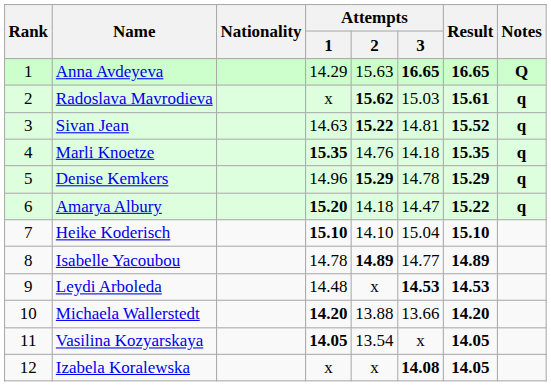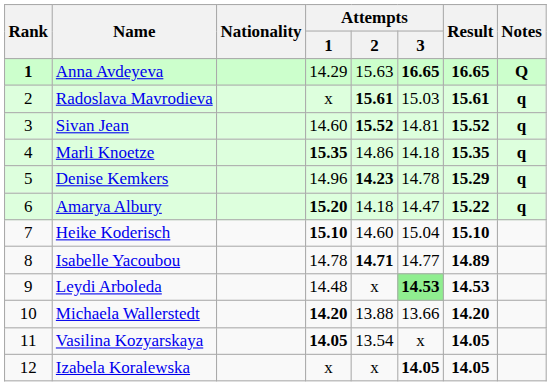(28, 71) normal -> (28, 71) bold
(374, 98) 15.62 -> (374, 98) 15.61
(328, 125) 14.63 -> (328, 125) 14.60
(374, 125) 15.22 -> (374, 125) 15.52
(374, 152) 14.76 -> (374, 152) 14.86
(374, 179) 15.29 -> (374, 179) 14.23
(374, 233) 14.10 -> (374, 233) 14.60
(374, 260) 14.89 -> (374, 260) 14.71
(420, 286) no background -> (420, 286) lightgreen background
(420, 367) 14.08 -> (420, 367) 14.05
